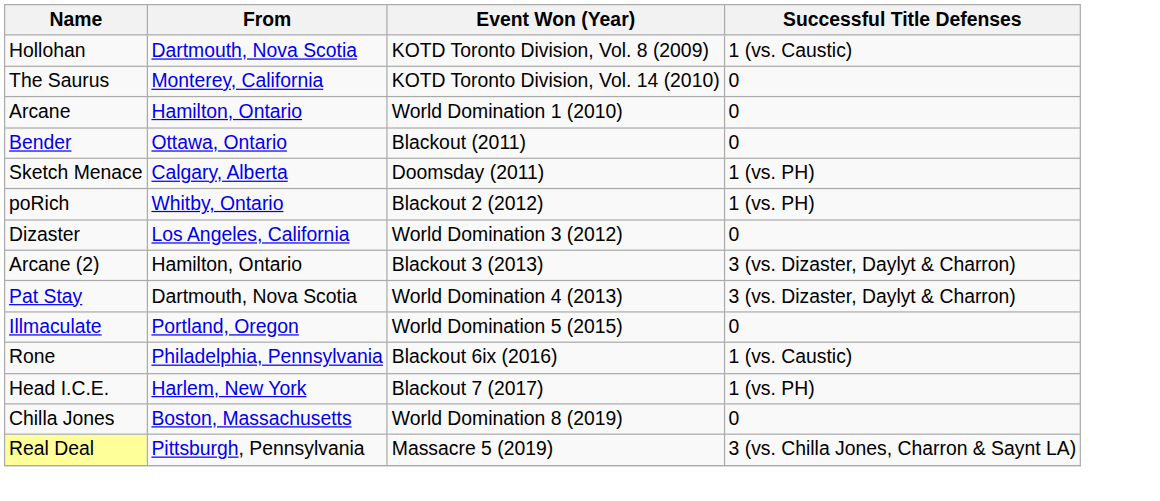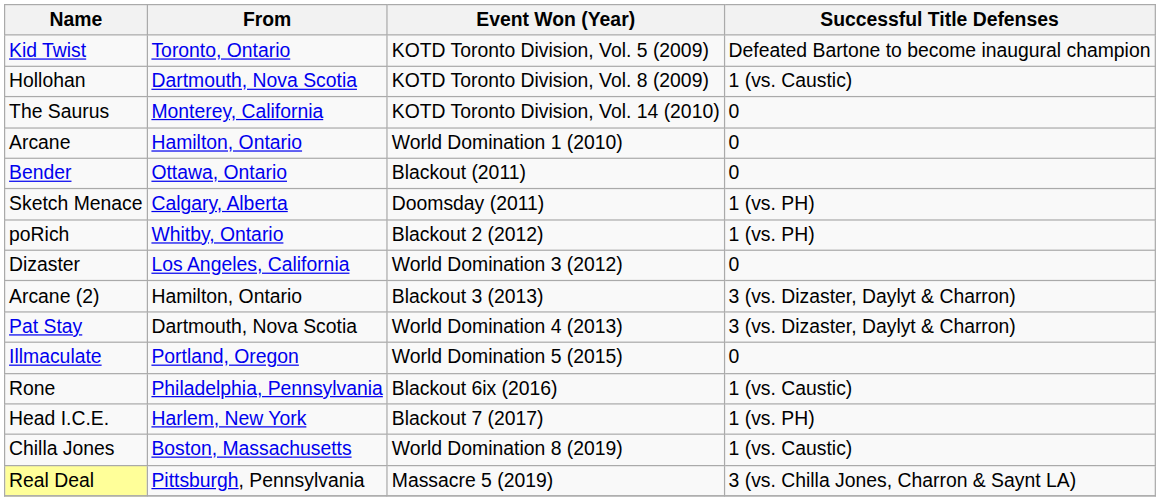+ row: (48, 50)
(734, 419) 0 -> (790, 449) 1 (vs. Caustic)
